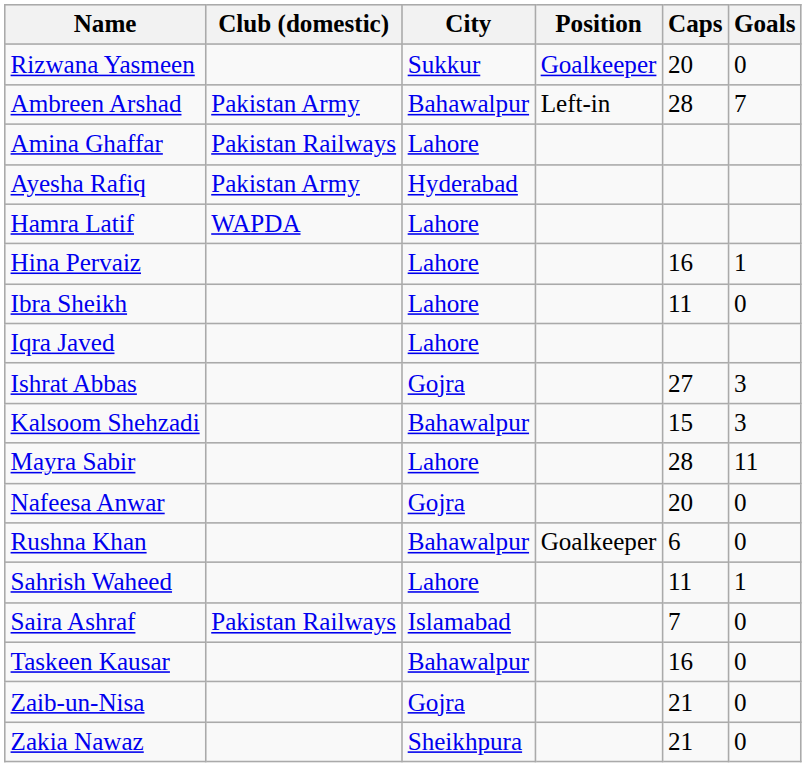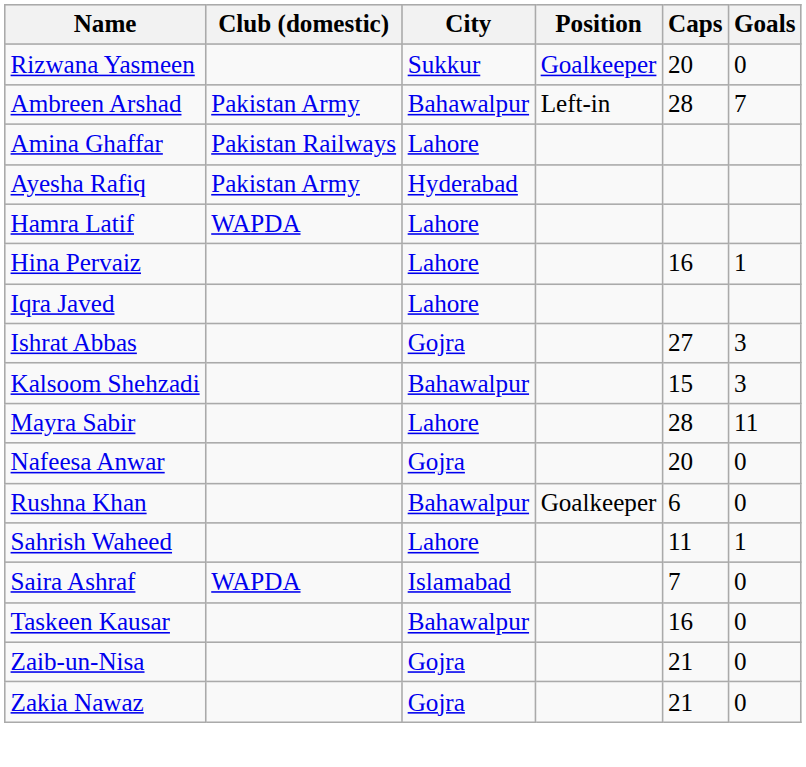- row: (69, 303)
(304, 622) Pakistan Railways -> (256, 582) WAPDA
(465, 741) Sheikhpura -> (436, 701) Gojra
